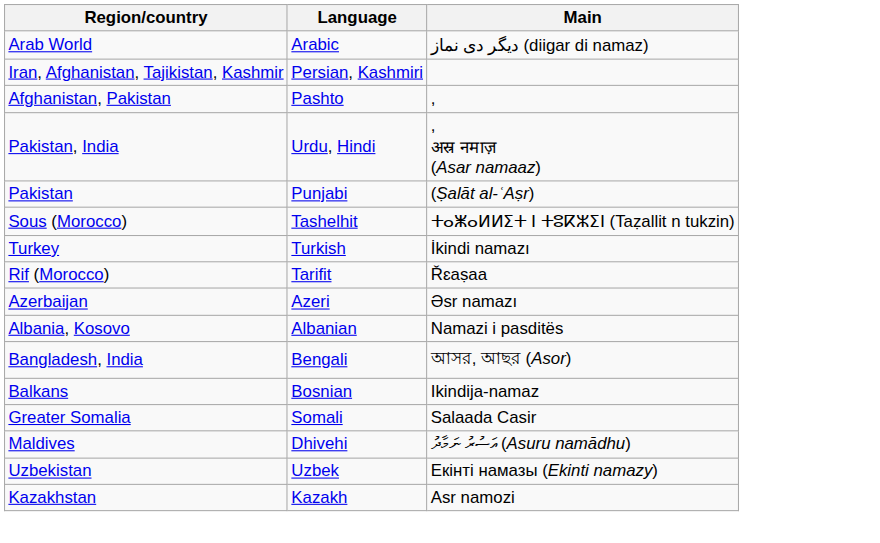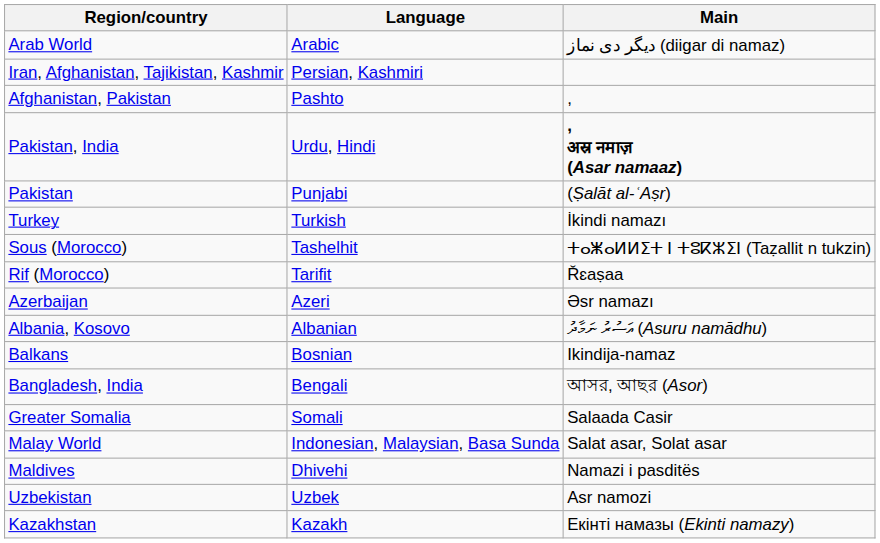(486, 146) normal -> (625, 146) bold
rows swapped: (34, 248) <-> (68, 221)
(497, 328) Namazi i pasditës -> (667, 328) އަސުރު ނަމާދު (Asuru namādhu)
rows swapped: (38, 391) <-> (76, 359)
+ row: (55, 444)
(531, 444) އަސުރު ނަމާދު (Asuru namādhu) -> (633, 471) Namazi i pasditës
(544, 471) Екінті намазы (Ekinti namazy) -> (609, 497) Asr namozi
(473, 497) Asr namozi -> (681, 524) Екінті намазы (Ekinti namazy)
